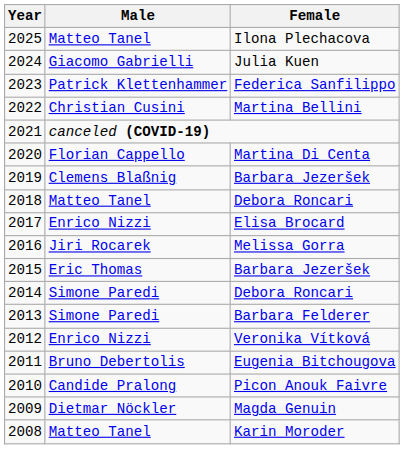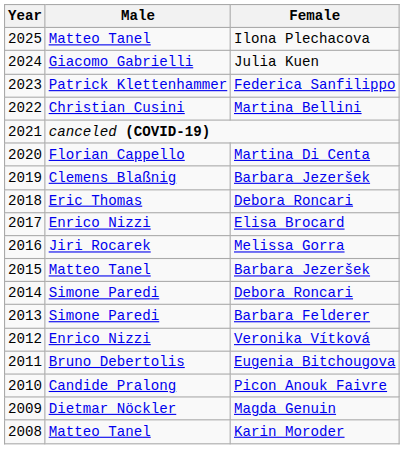(100, 201) Matteo Tanel -> (95, 201) Eric Thomas
(95, 270) Eric Thomas -> (100, 270) Matteo Tanel
